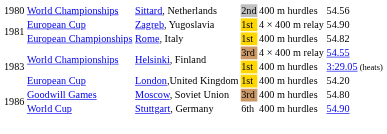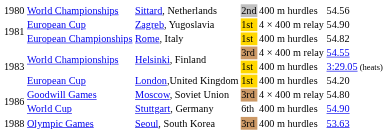(288, 95) 400 m hurdles -> (292, 95) 4 × 400 m relay
+ row: (175, 123)
